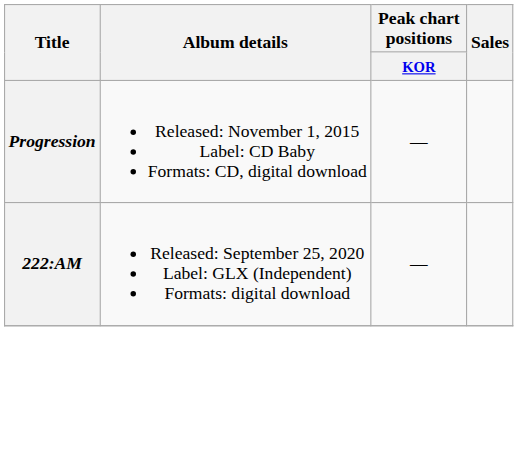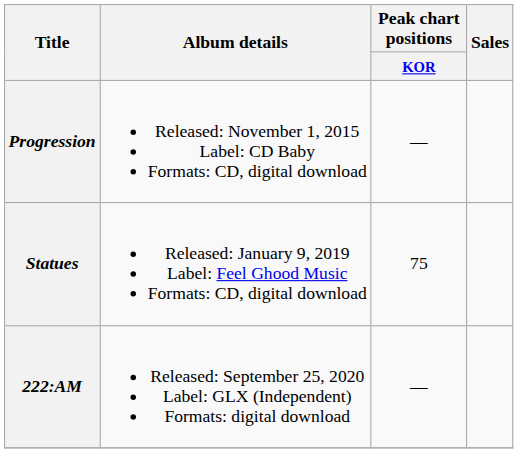+ row: (52, 263)
